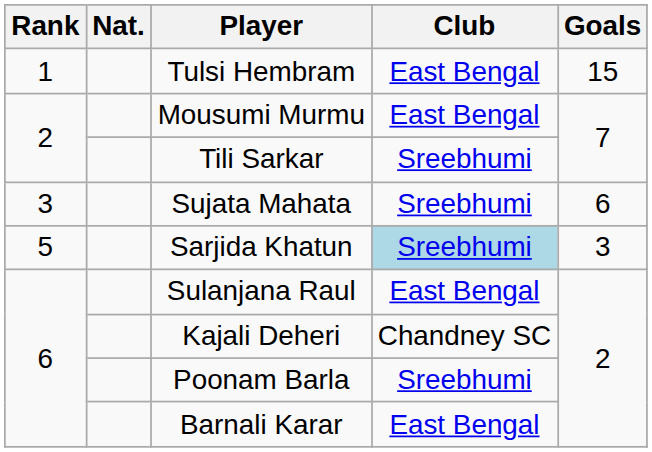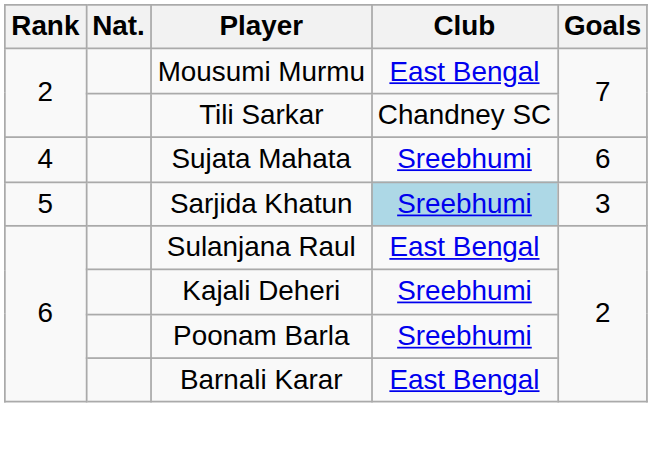- row: (261, 70)
(464, 159) Sreebhumi -> (464, 114) Chandney SC
(45, 203) 3 -> (45, 159) 4
(464, 335) Chandney SC -> (464, 291) Sreebhumi
